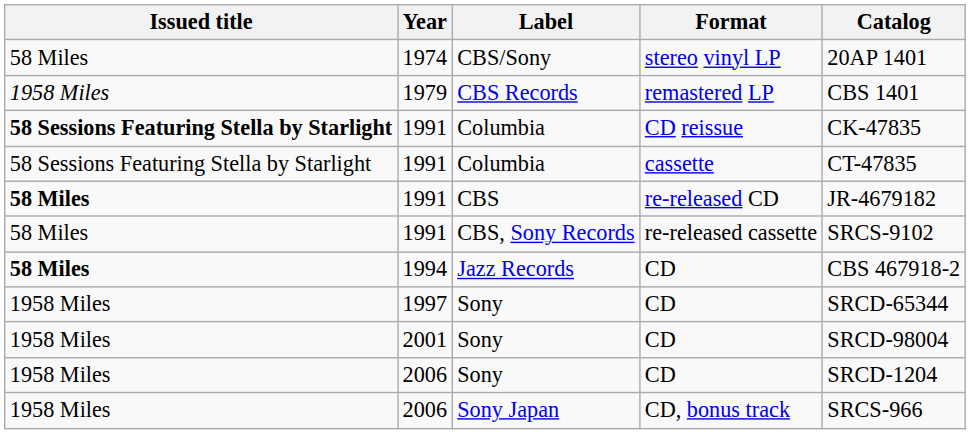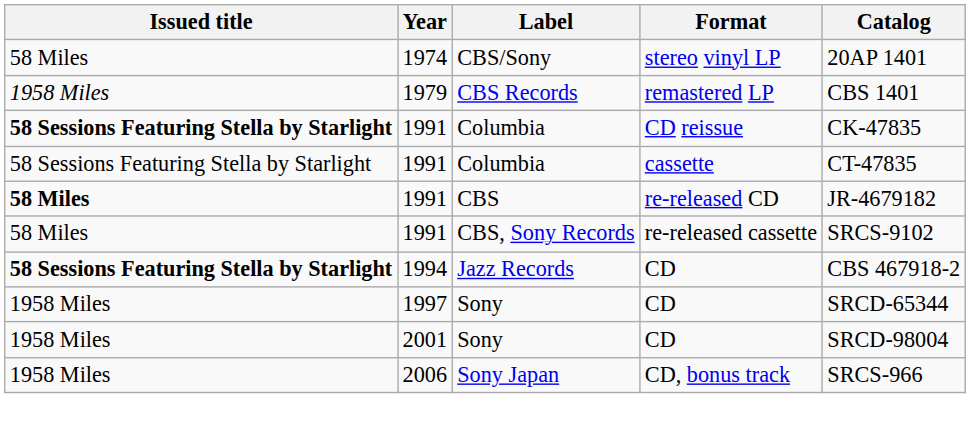(50, 269) 58 Miles -> (201, 269) 58 Sessions Featuring Stella by Starlight
- row: (425, 374)
